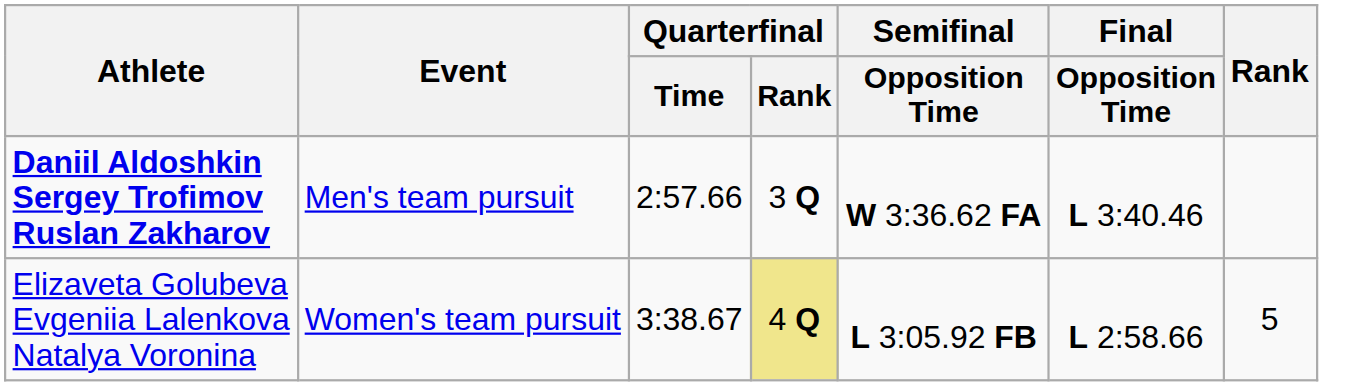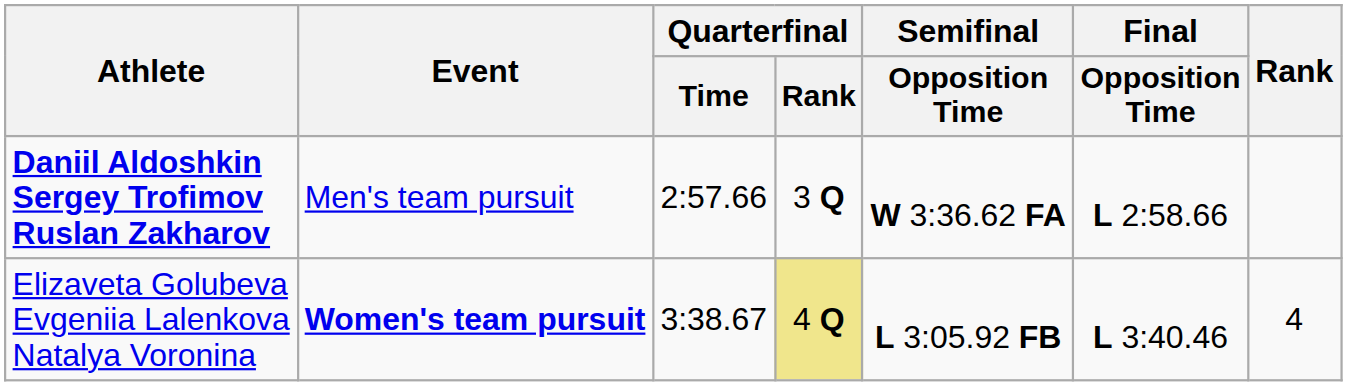(1136, 215) L 3:40.46 -> (1161, 215) L 2:58.66
(463, 319) normal -> (475, 319) bold
(1136, 337) L 2:58.66 -> (1161, 337) L 3:40.46
(1270, 319) 5 -> (1294, 319) 4
